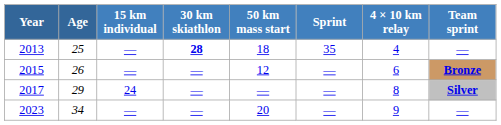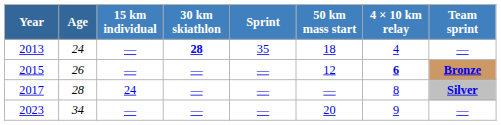columns swapped: (263, 22) <-> (329, 22)
(78, 49) 25 -> (78, 49) 24
(396, 70) normal -> (396, 70) bold
(78, 90) 29 -> (78, 90) 28
